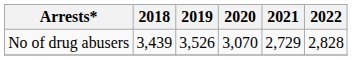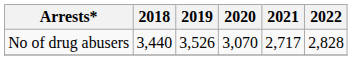(154, 42) 3,439 -> (154, 42) 3,440
(283, 42) 2,729 -> (283, 42) 2,717
